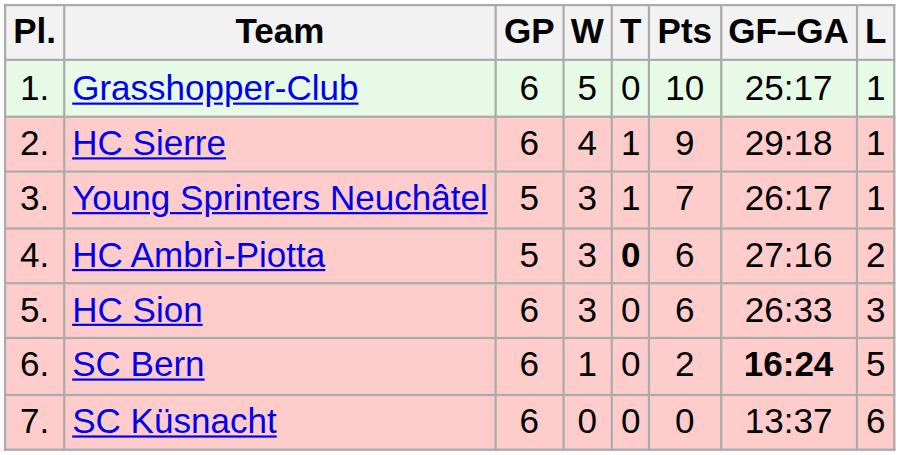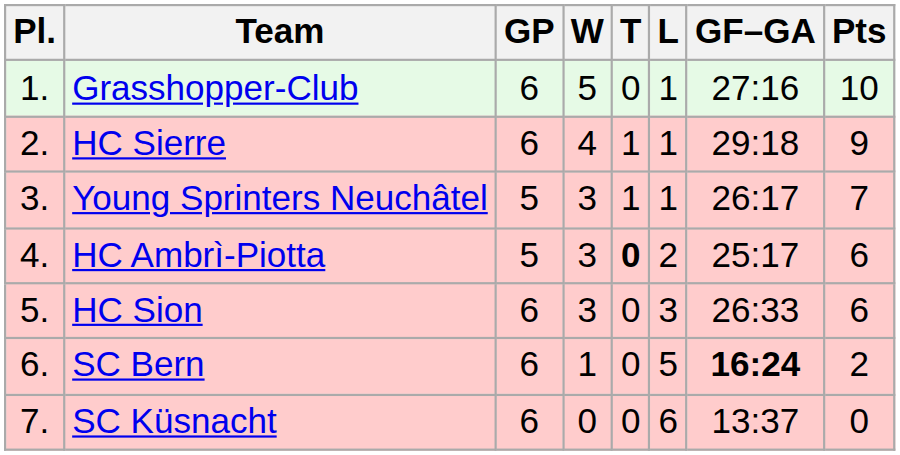columns swapped: (876, 32) <-> (685, 32)
(789, 87) 25:17 -> (755, 87) 27:16
(789, 254) 27:16 -> (755, 254) 25:17
